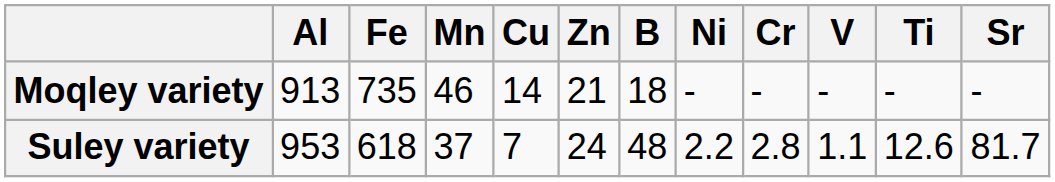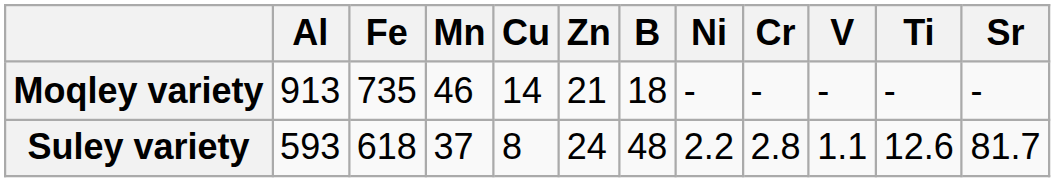(310, 147) 953 -> (310, 147) 593
(512, 147) 7 -> (512, 147) 8
